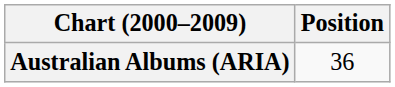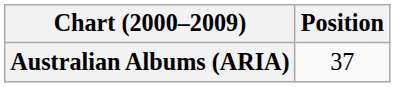(342, 61) 36 -> (342, 61) 37
